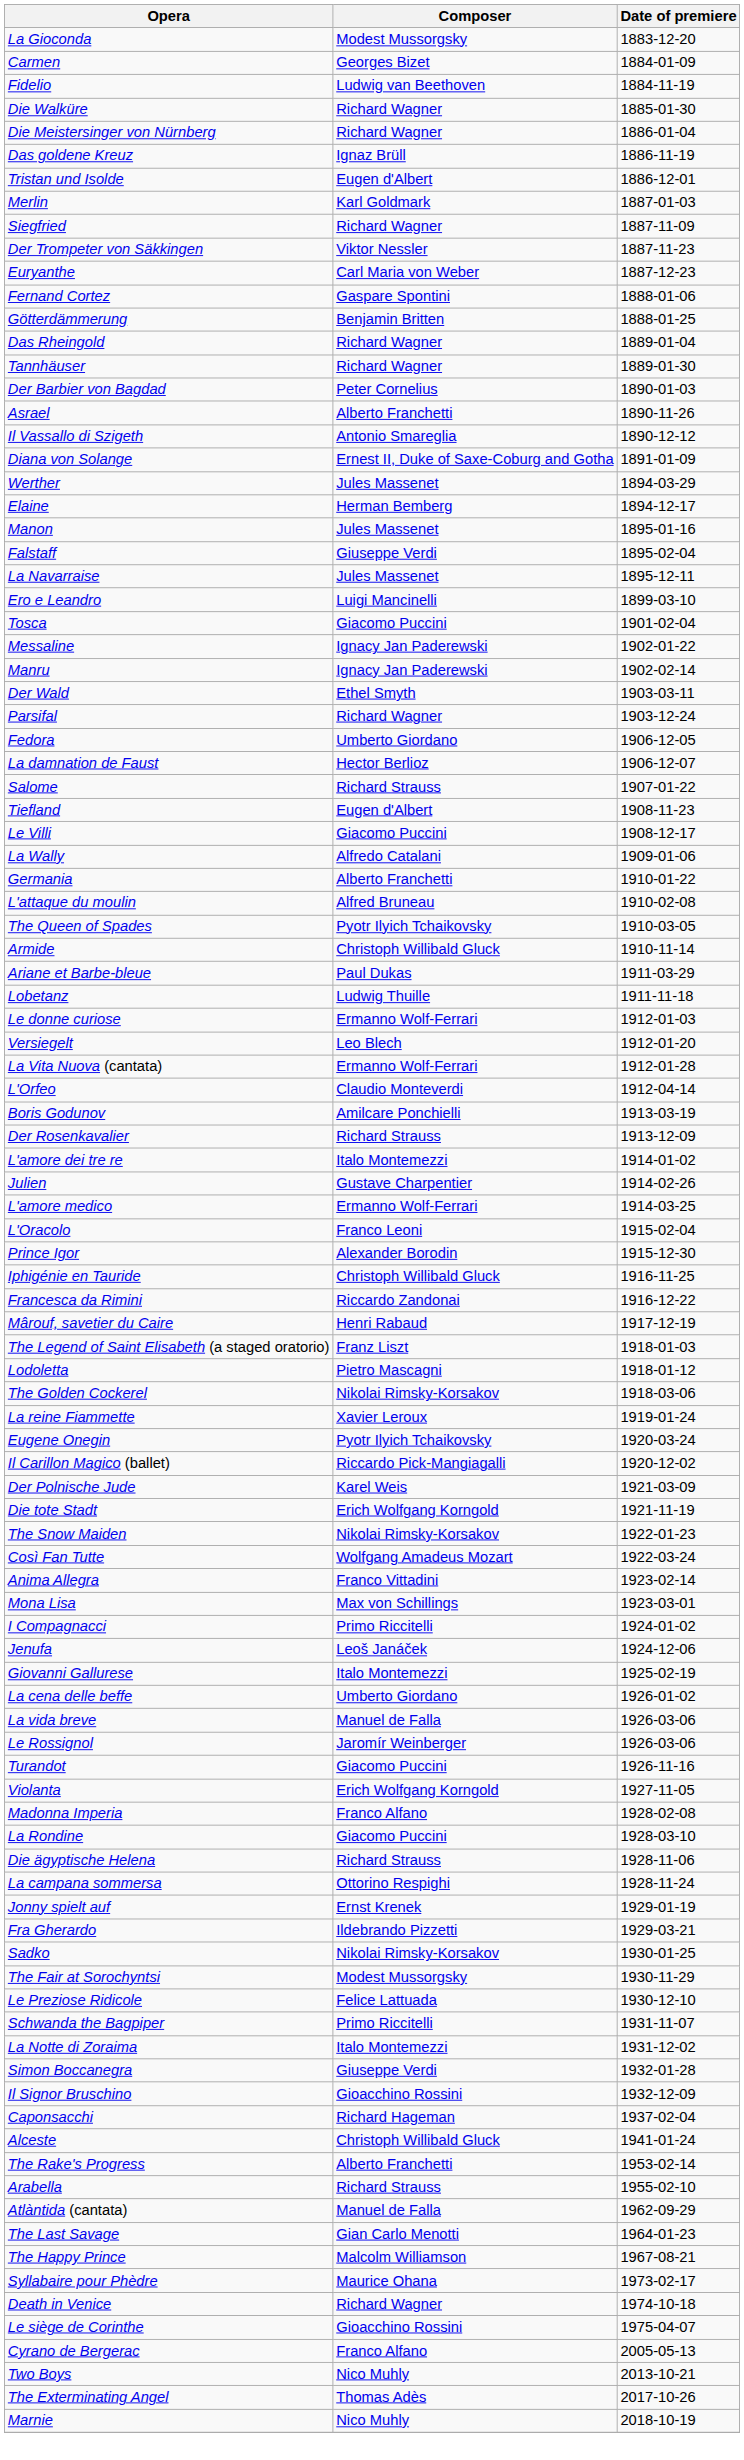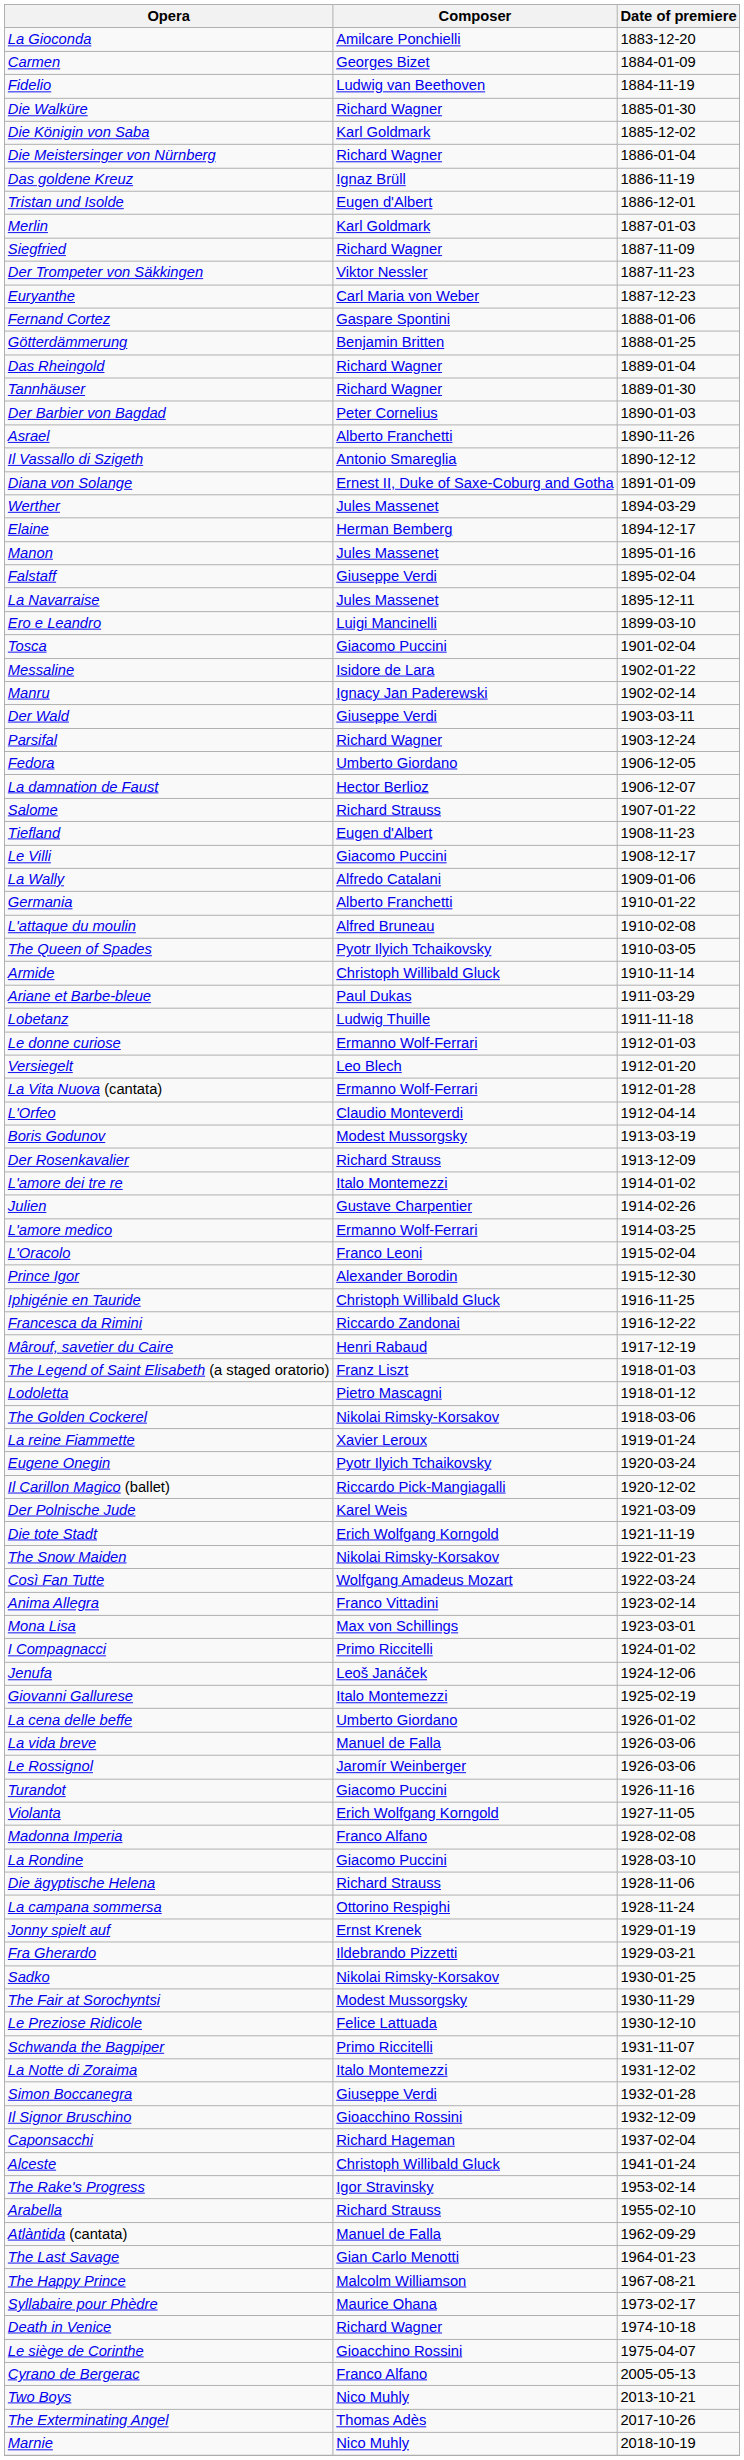(402, 39) Modest Mussorgsky -> (398, 39) Amilcare Ponchielli
+ row: (79, 132)
(412, 646) Ignacy Jan Paderewski -> (385, 669) Isidore de Lara
(376, 693) Ethel Smyth -> (387, 716) Giuseppe Verdi
(398, 1113) Amilcare Ponchielli -> (402, 1136) Modest Mussorgsky
(394, 2163) Alberto Franchetti -> (385, 2187) Igor Stravinsky
